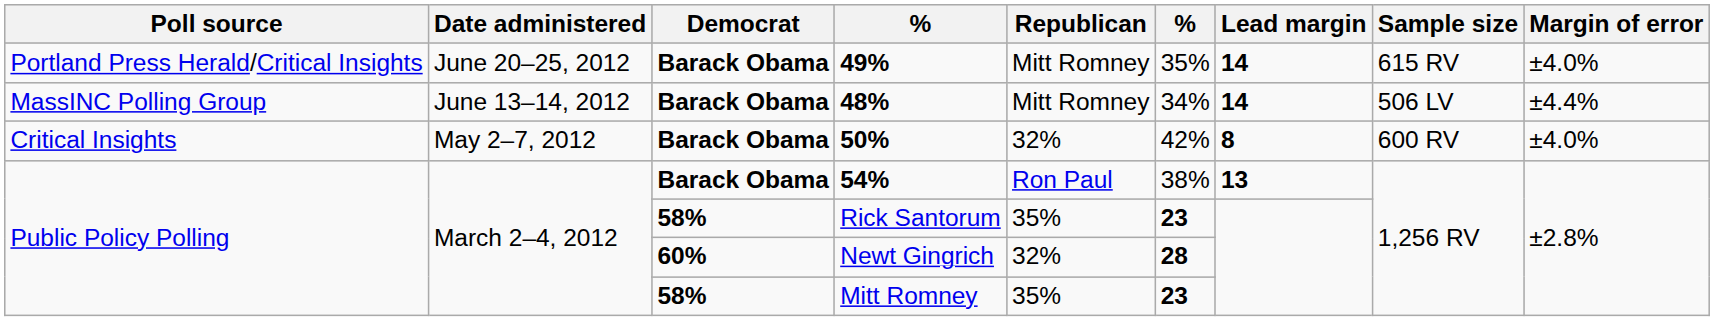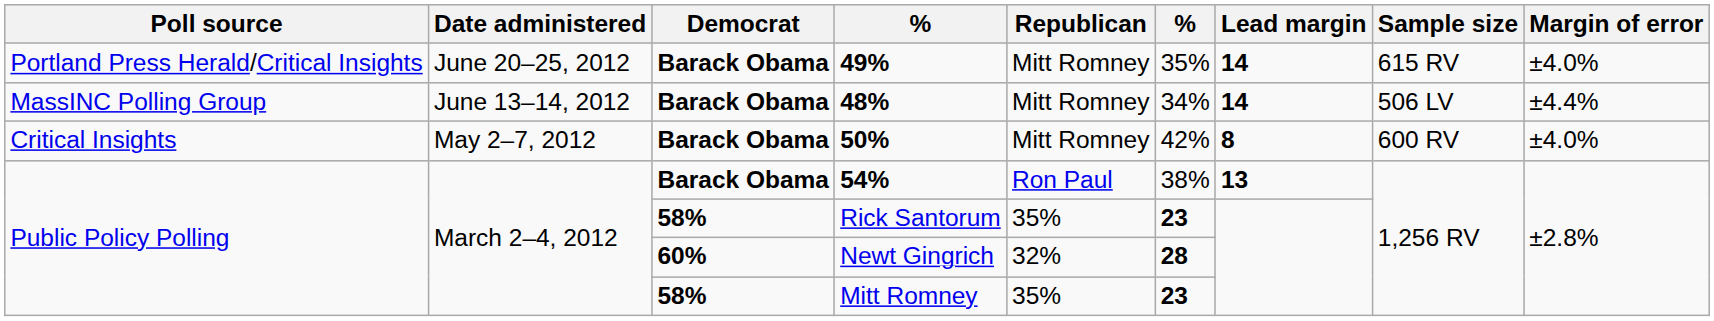(1037, 140) 32% -> (1081, 140) Mitt Romney
